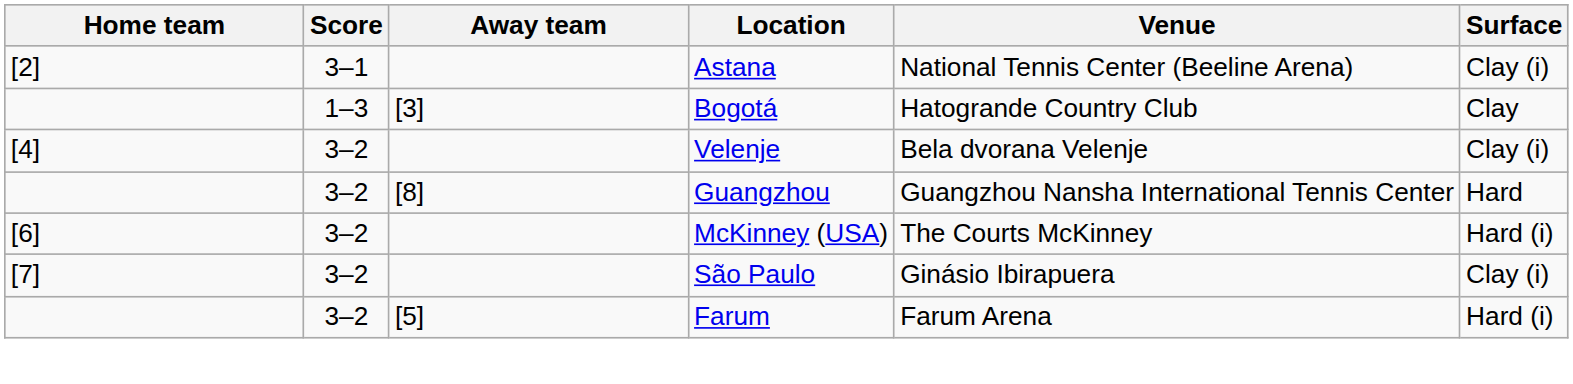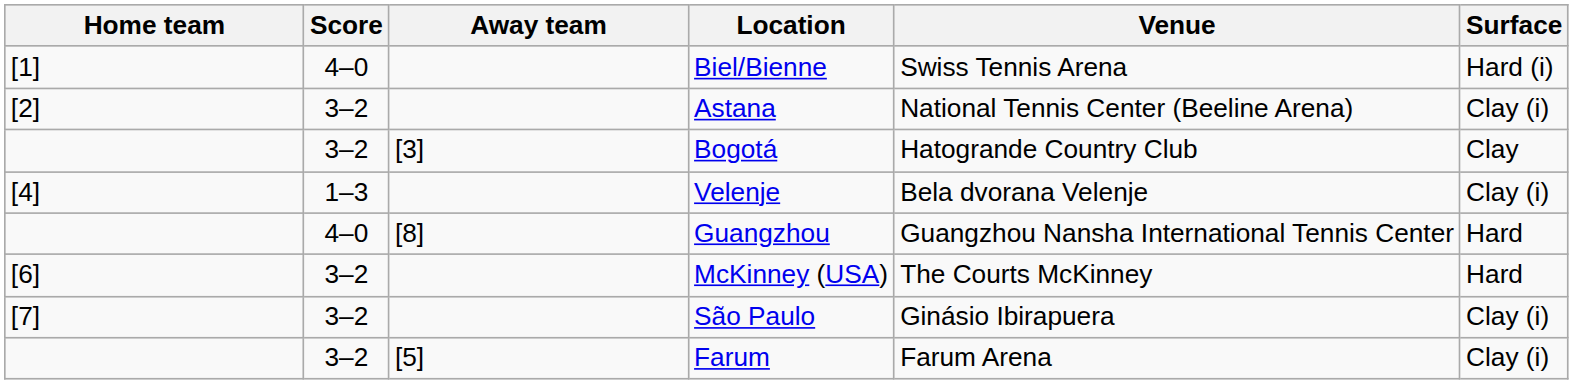+ row: (760, 66)
(346, 66) 3–1 -> (346, 108) 3–2
(346, 108) 1–3 -> (346, 150) 3–2
(346, 150) 3–2 -> (346, 191) 1–3
(346, 191) 3–2 -> (346, 233) 4–0
(1510, 233) Hard (i) -> (1495, 274) Hard
(1510, 316) Hard (i) -> (1508, 358) Clay (i)
